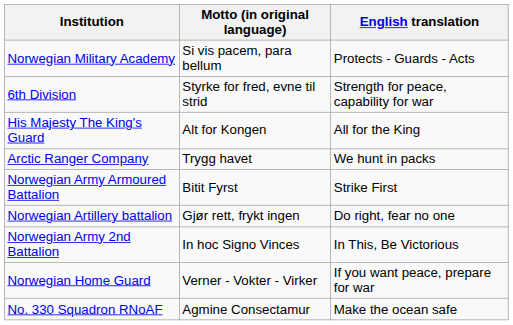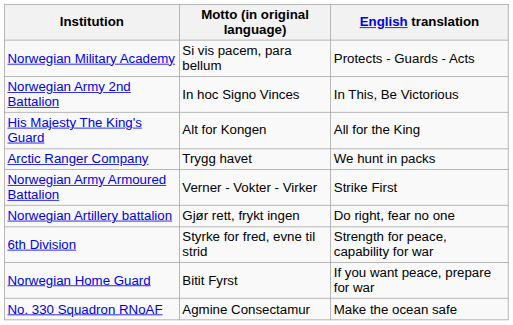rows swapped: (69, 244) <-> (42, 94)
(210, 187) Bitit Fyrst -> (250, 187) Verner - Vokter - Virker
(250, 280) Verner - Vokter - Virker -> (210, 280) Bitit Fyrst
